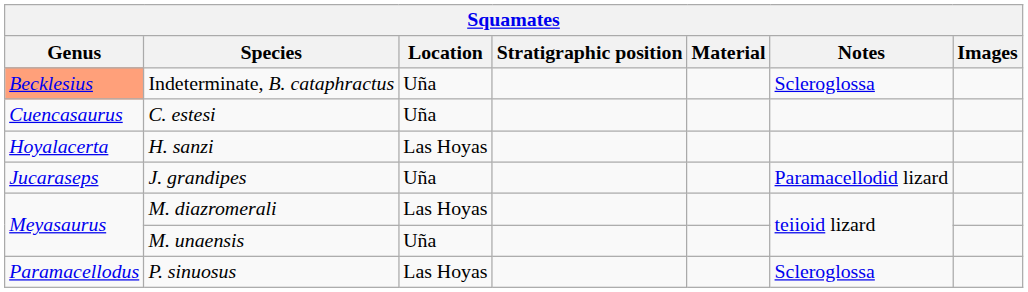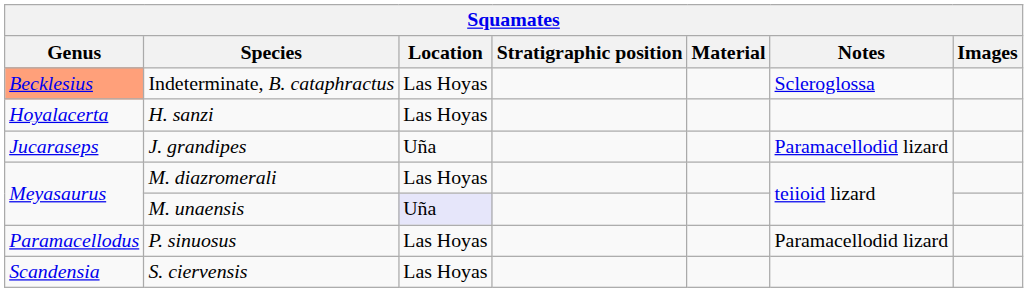(420, 83) Uña -> (445, 83) Las Hoyas
- row: (182, 114)
(420, 240) no background -> (420, 209) lavender background
(825, 271) Scleroglossa -> (861, 240) Paramacellodid lizard
+ row: (198, 271)
